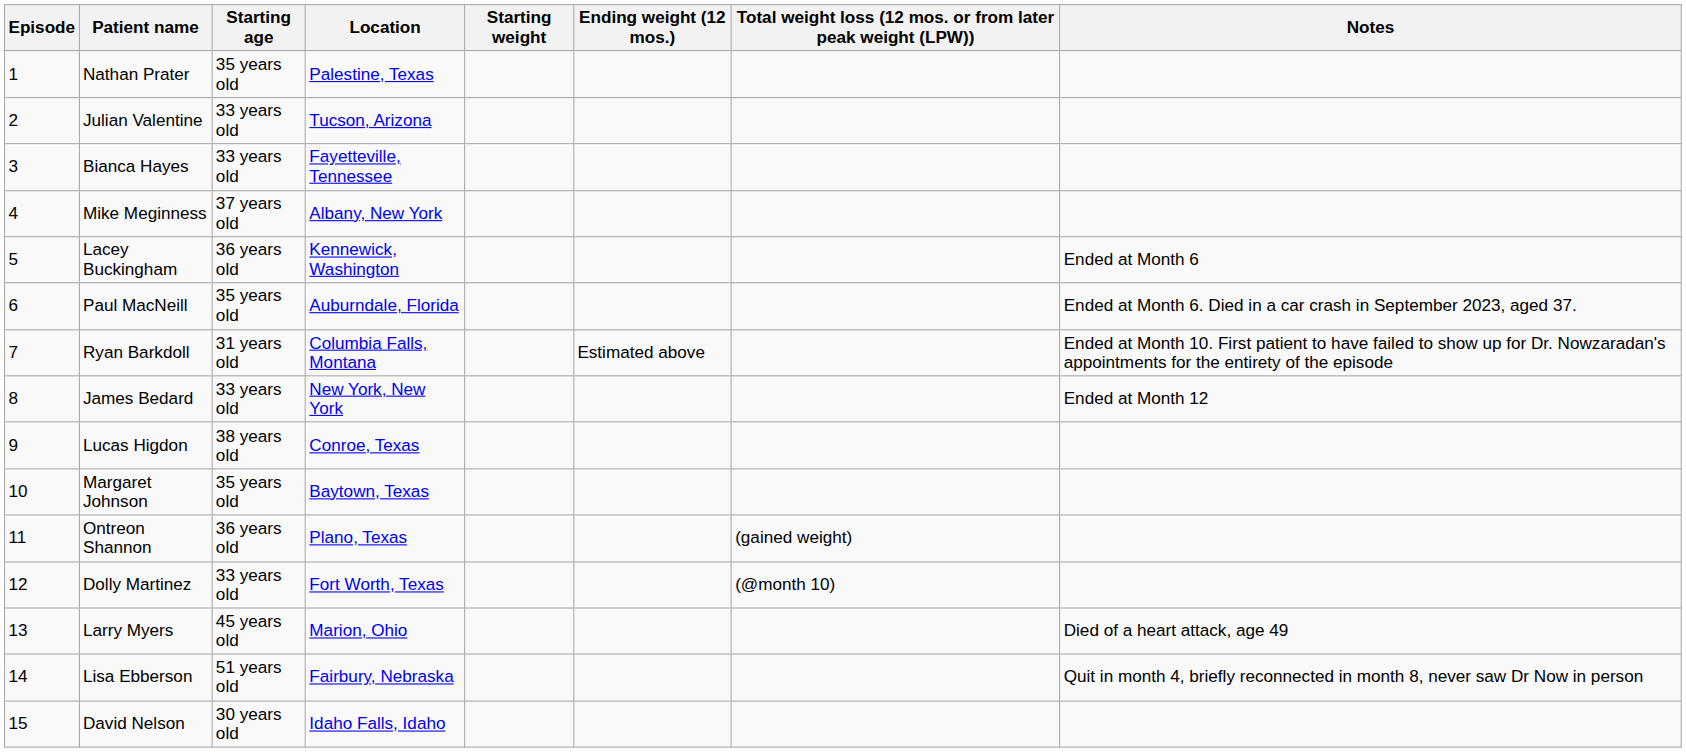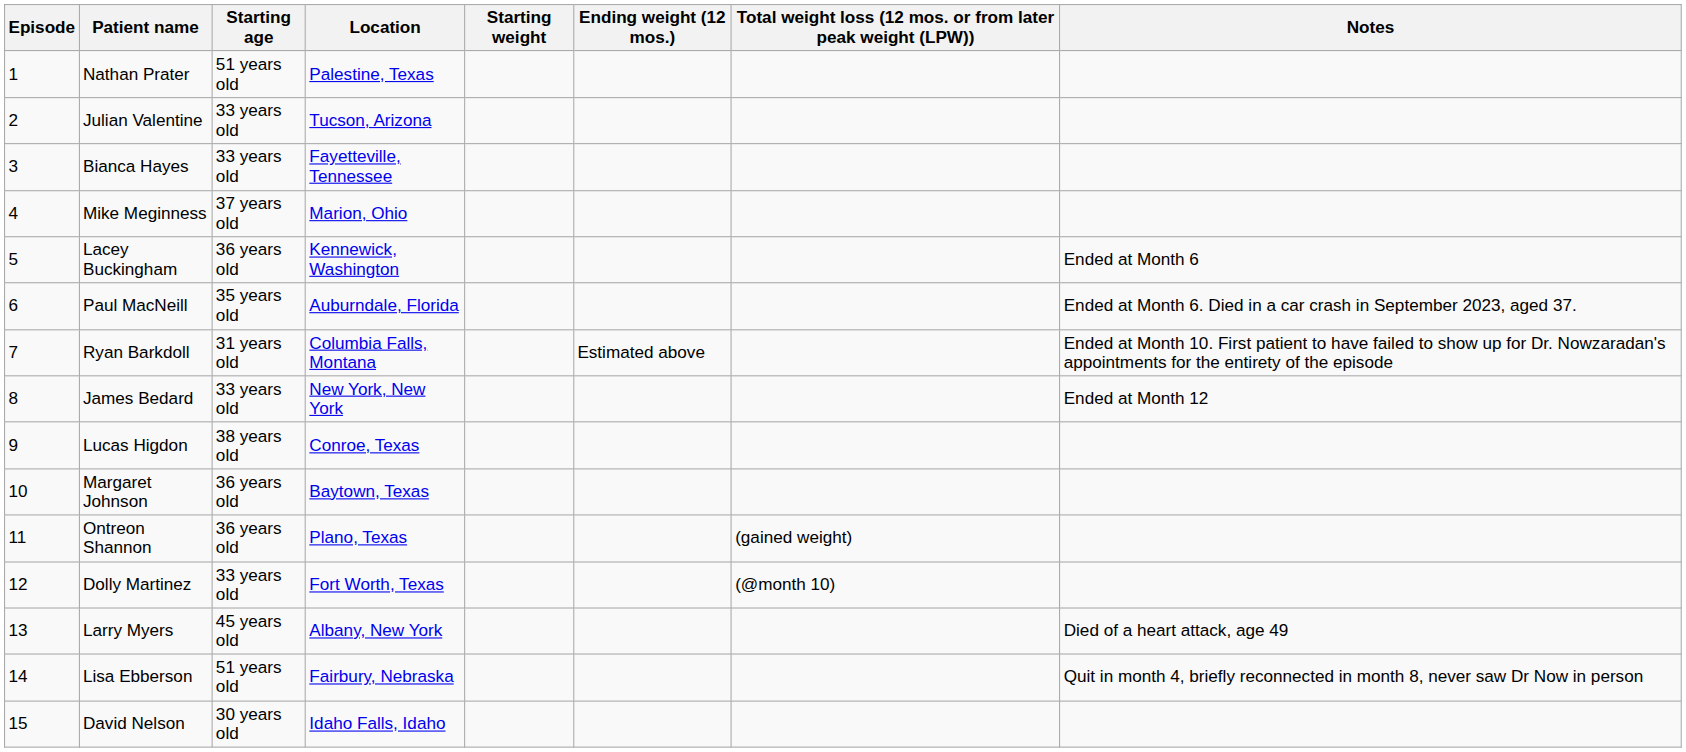(249, 74) 35 years old -> (249, 74) 51 years old
(376, 213) Albany, New York -> (358, 213) Marion, Ohio
(249, 491) 35 years old -> (249, 491) 36 years old
(358, 631) Marion, Ohio -> (376, 631) Albany, New York
